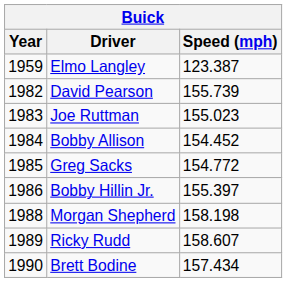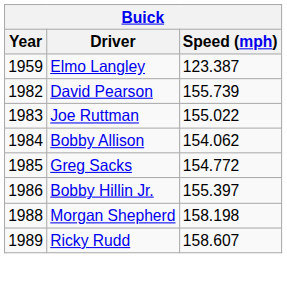(211, 116) 155.023 -> (211, 116) 155.022
(211, 141) 154.452 -> (211, 141) 154.062
- row: (93, 265)
